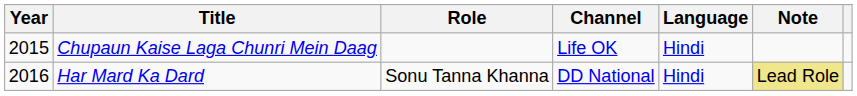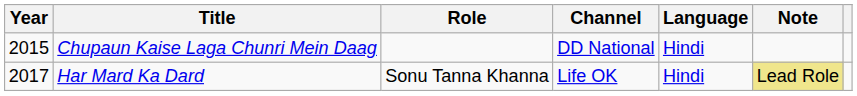(587, 47) Life OK -> (606, 47) DD National
(29, 76) 2016 -> (29, 76) 2017
(606, 76) DD National -> (587, 76) Life OK
